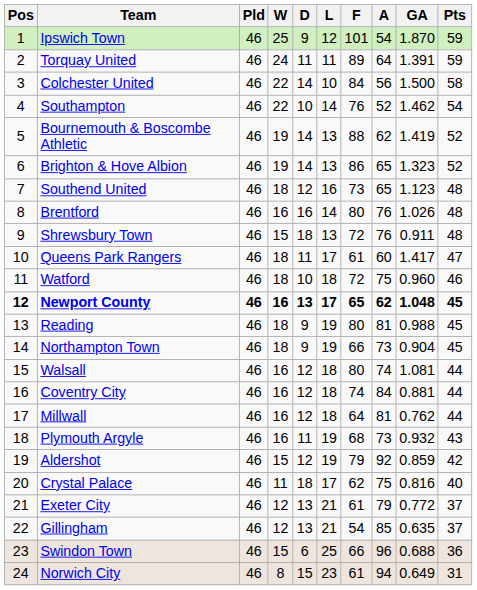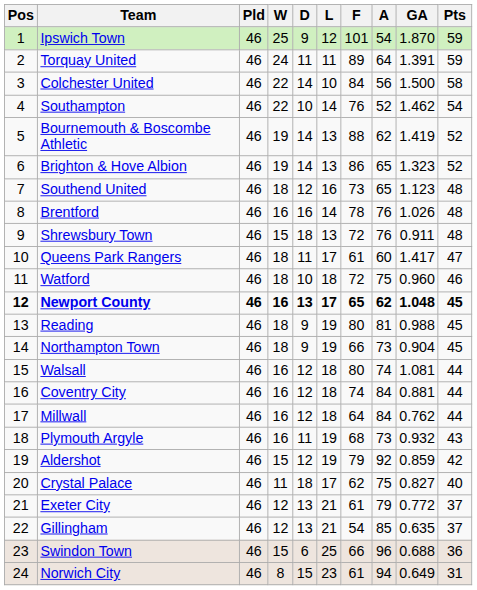(356, 212) 80 -> (356, 212) 78
(384, 415) 81 -> (384, 415) 84
(417, 483) 0.816 -> (417, 483) 0.827
